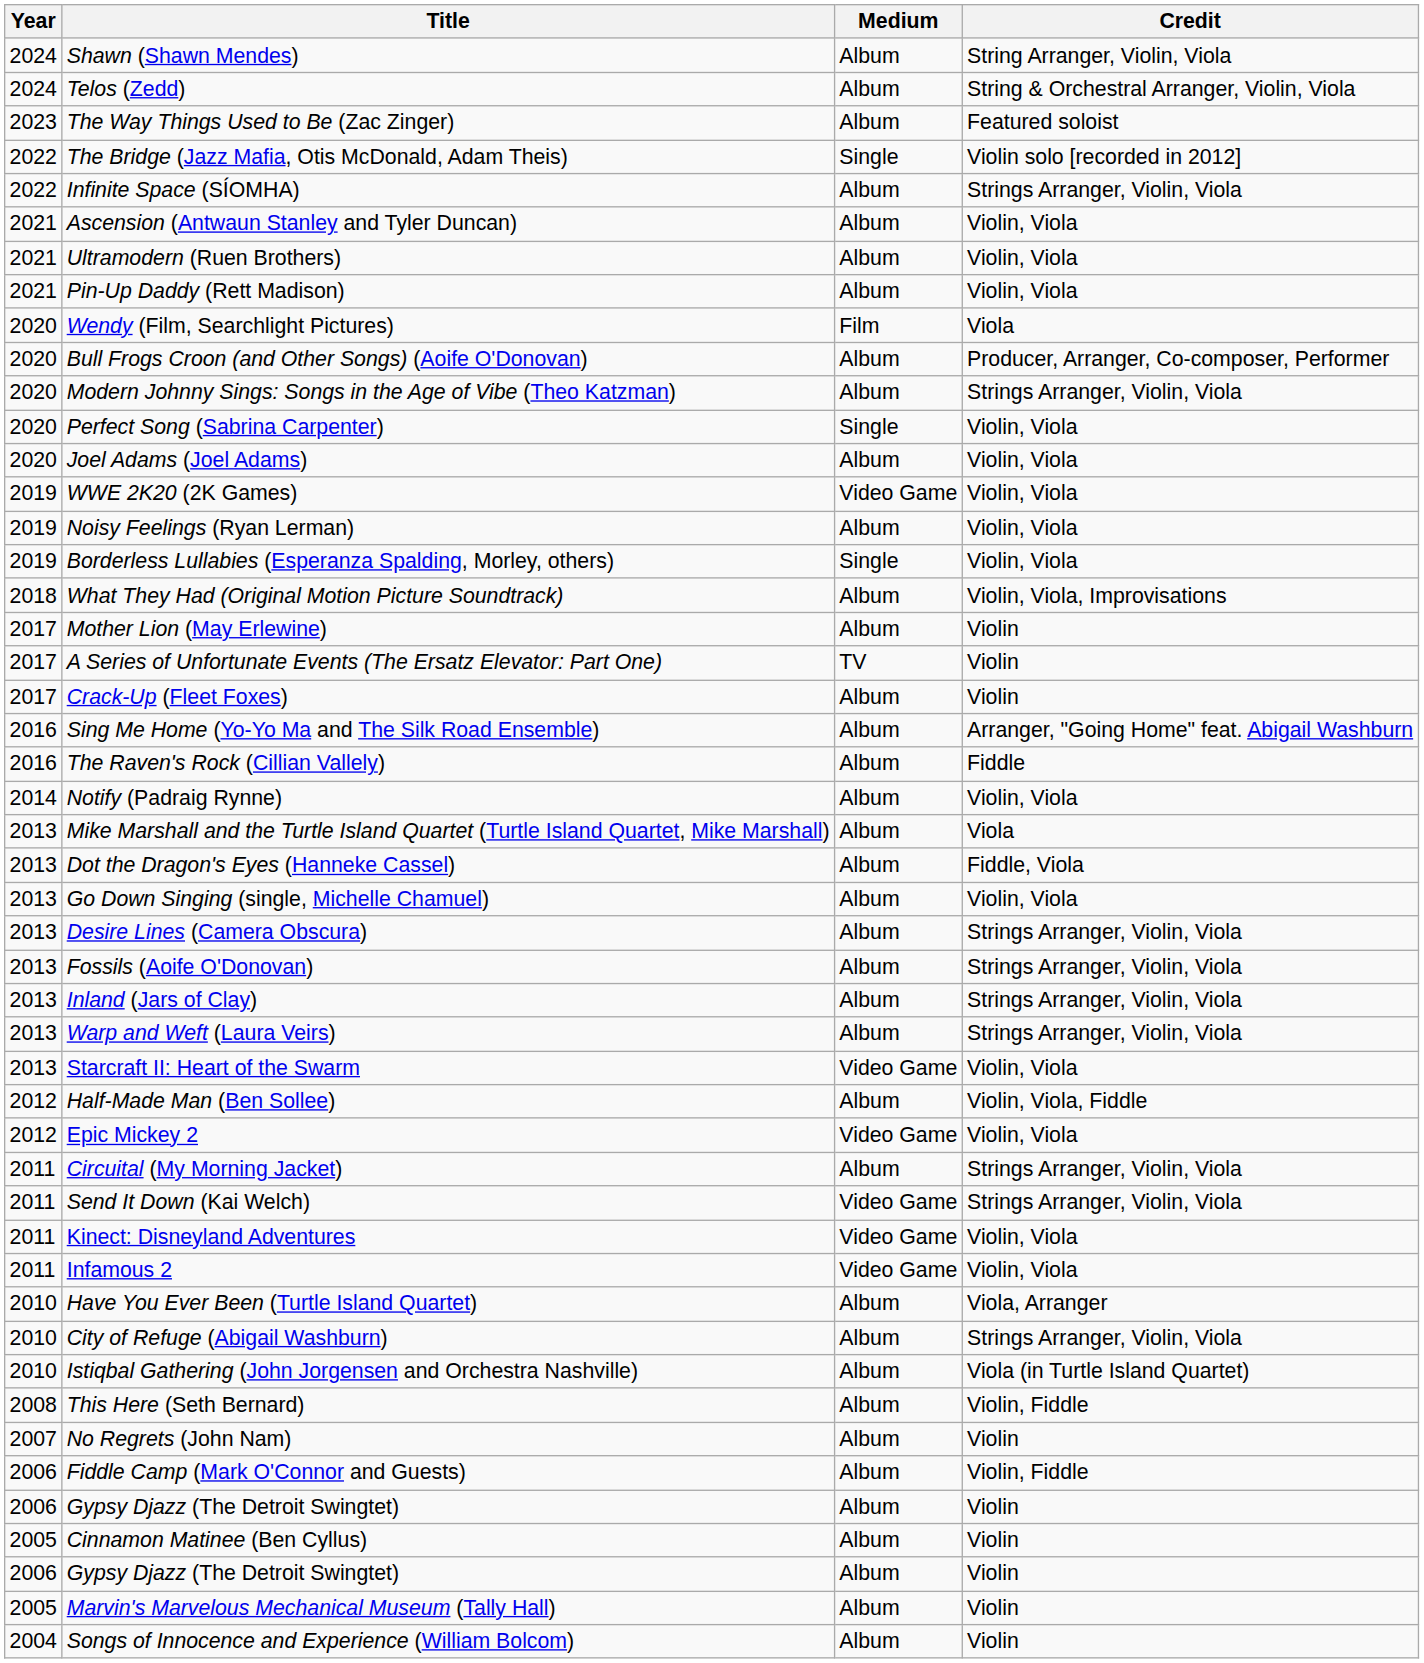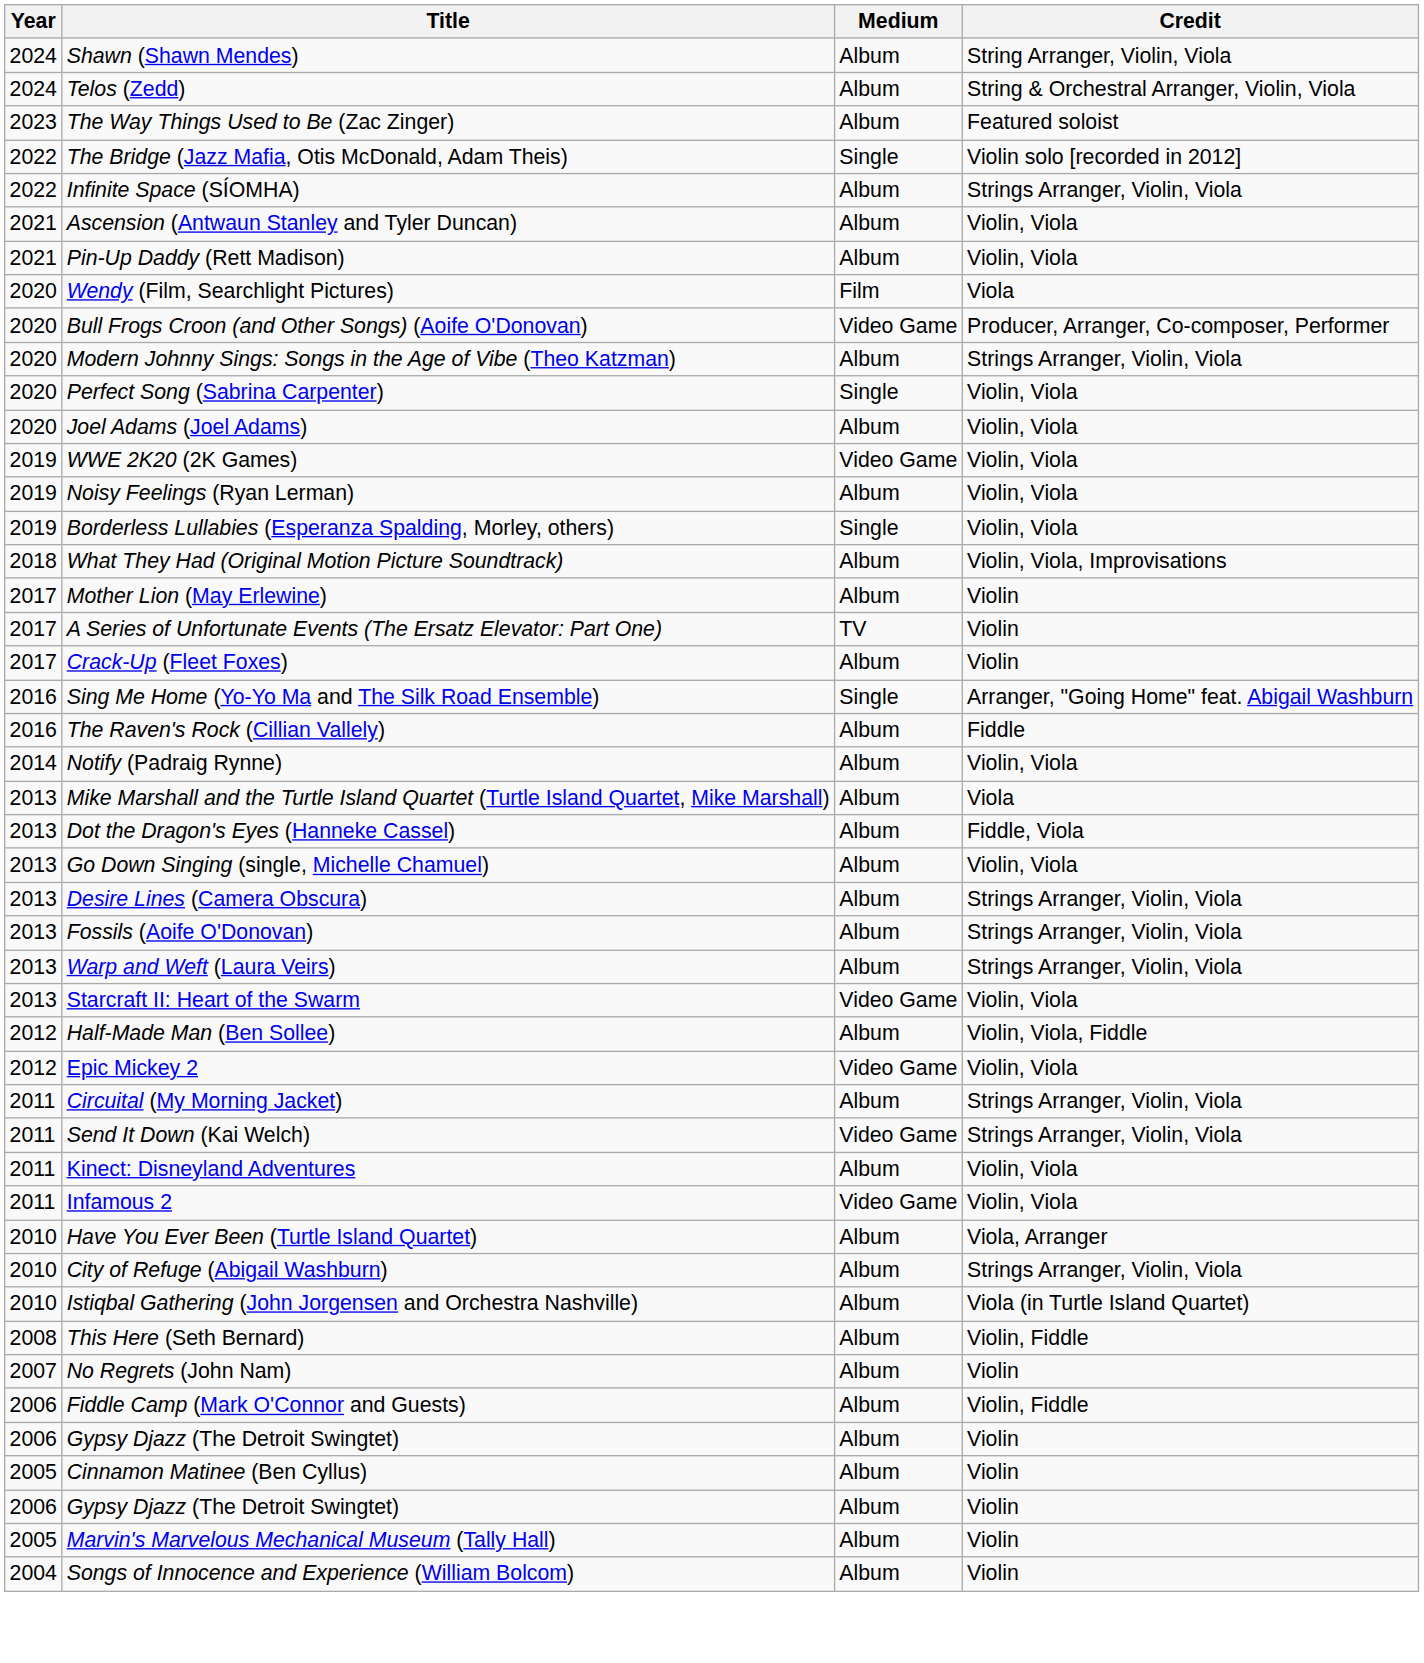- row: (33, 257)
(870, 358) Album -> (898, 325) Video Game
(870, 730) Album -> (869, 696) Single
- row: (33, 1000)
(898, 1236) Video Game -> (870, 1168) Album
